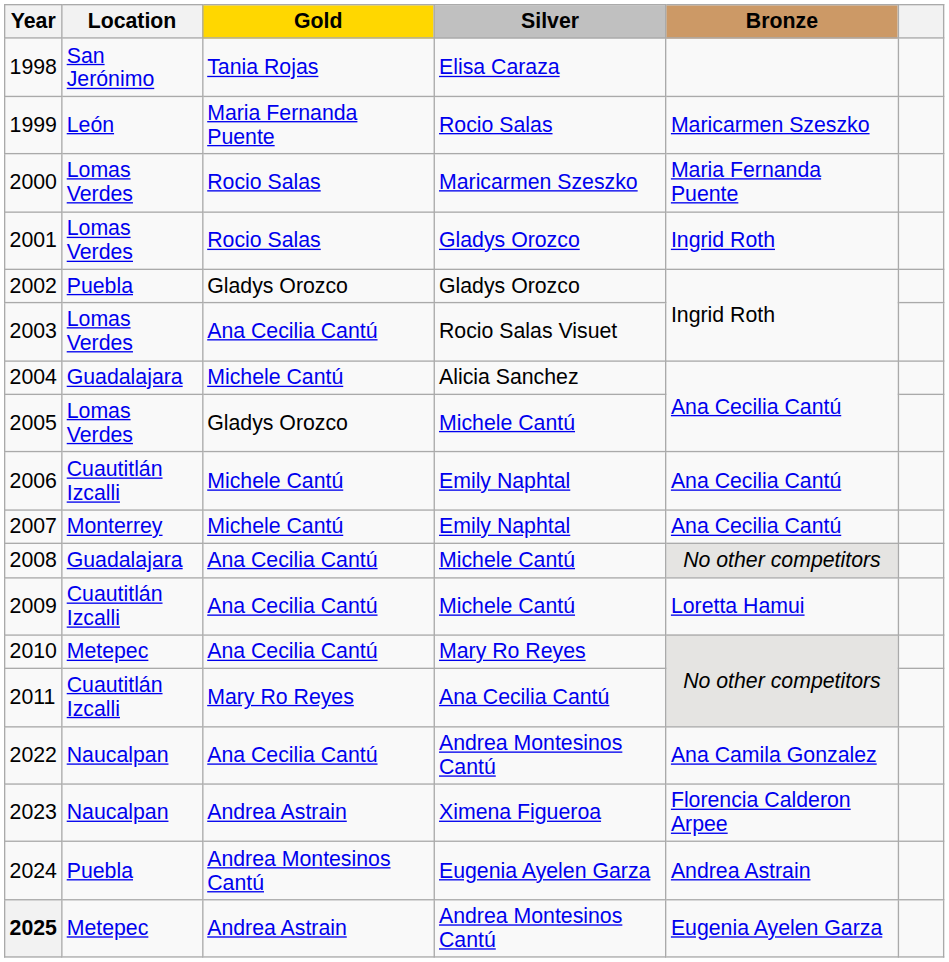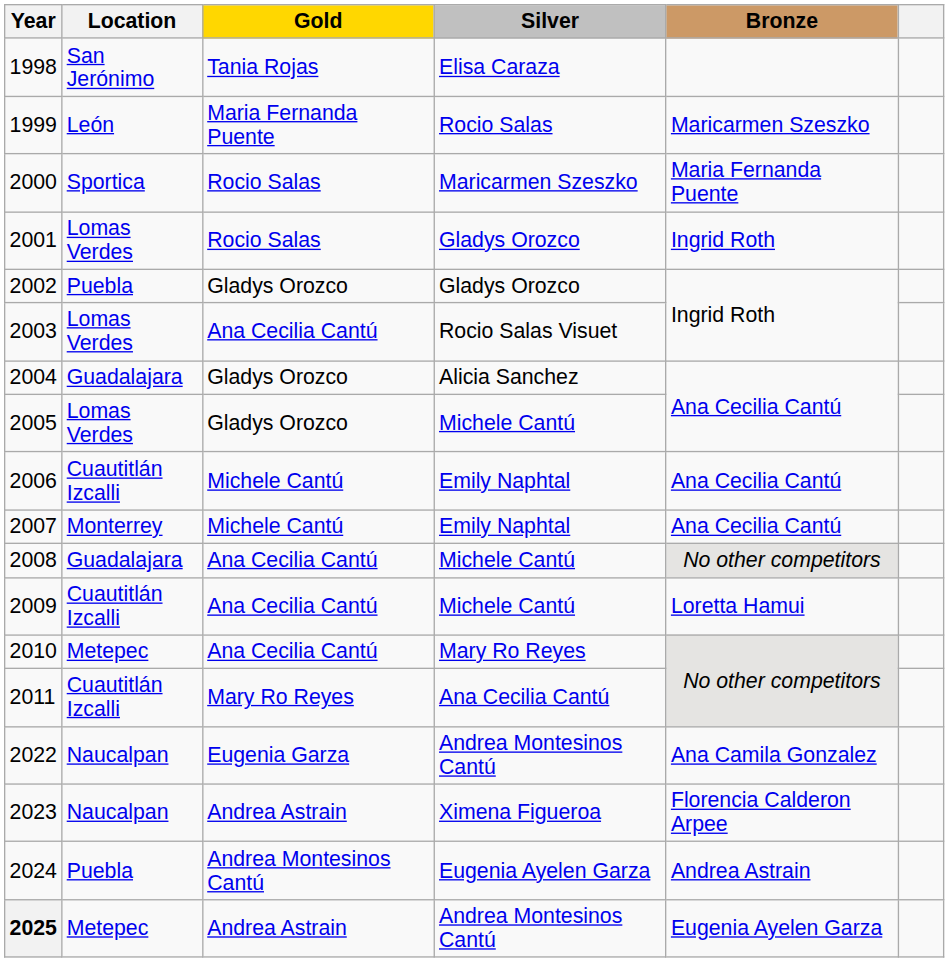(100, 182) Lomas Verdes -> (106, 182) Sportica
(275, 377) Michele Cantú -> (278, 377) Gladys Orozco
(292, 755) Ana Cecilia Cantú -> (278, 755) Eugenia Garza
